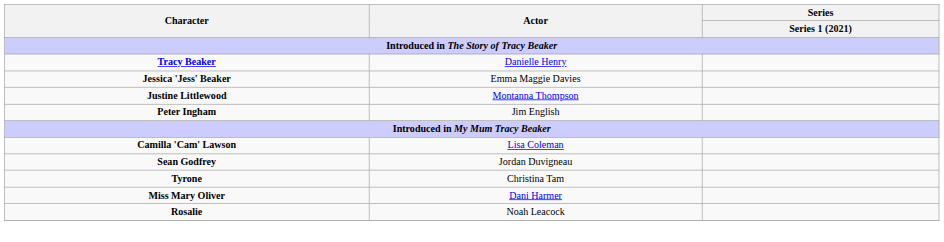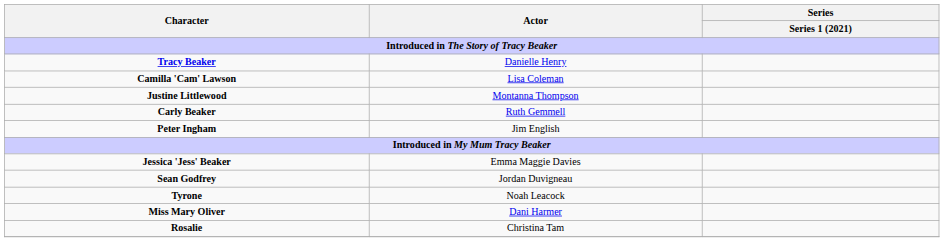rows swapped: (187, 145) <-> (187, 78)
+ row: (187, 112)
(536, 178) Christina Tam -> (536, 195) Noah Leacock
(536, 211) Noah Leacock -> (536, 228) Christina Tam
